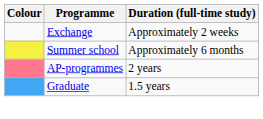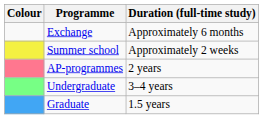(183, 31) Approximately 2 weeks -> (186, 31) Approximately 6 months
(186, 50) Approximately 6 months -> (183, 50) Approximately 2 weeks
+ row: (81, 86)
